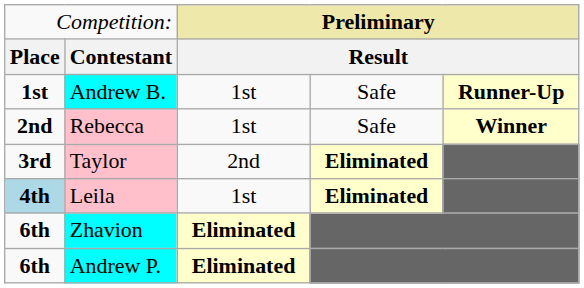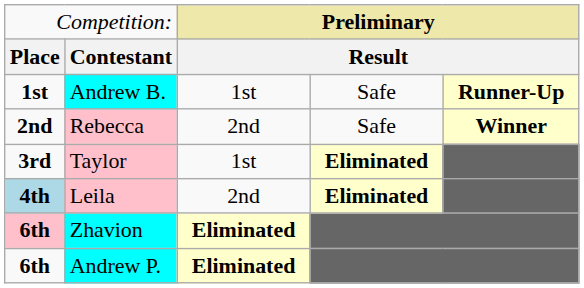(244, 126) 1st -> (244, 126) 2nd
(244, 160) 2nd -> (244, 160) 1st
(244, 195) 1st -> (244, 195) 2nd
(35, 230) no background -> (35, 230) pink background
